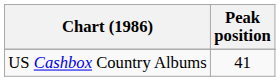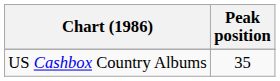(243, 62) 41 -> (243, 62) 35
